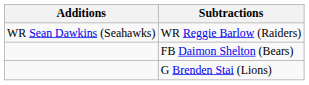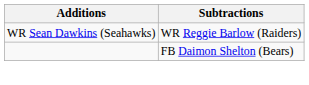- row: (216, 70)
